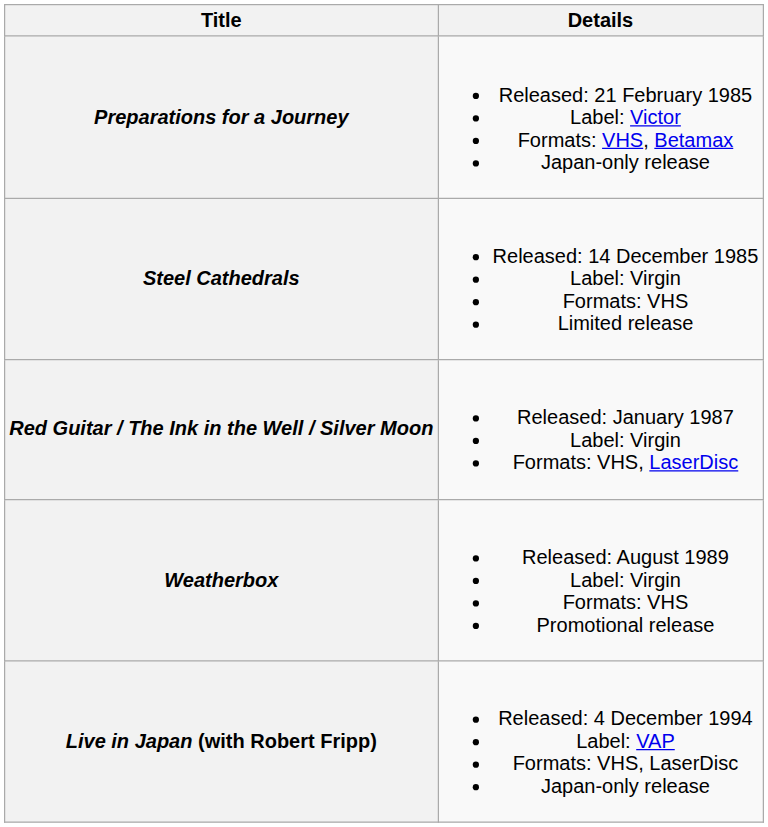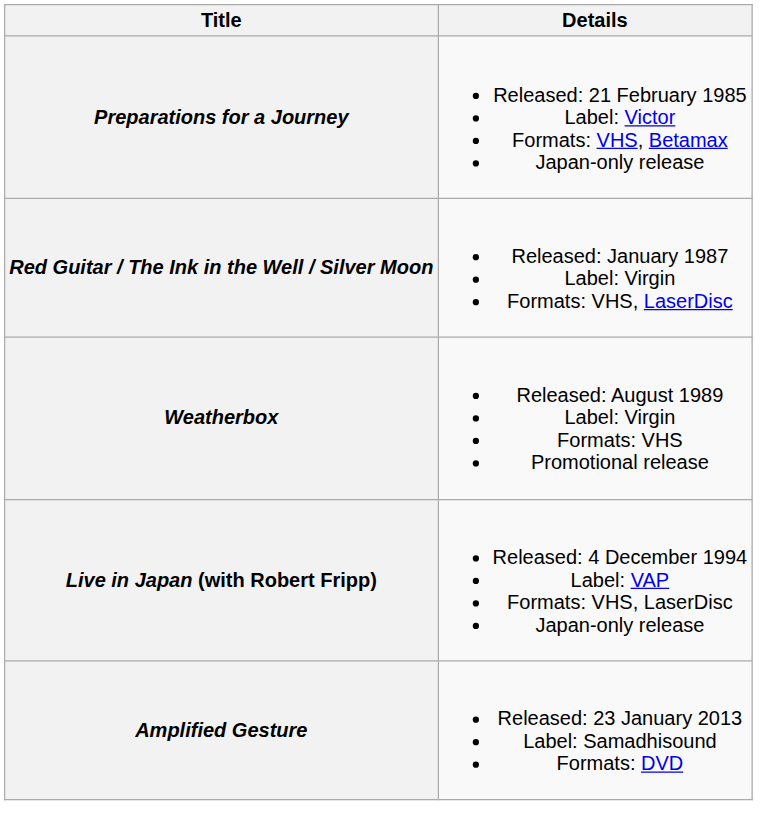- row: (221, 278)
+ row: (221, 730)
